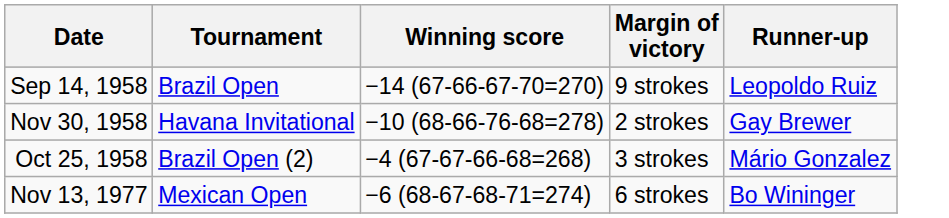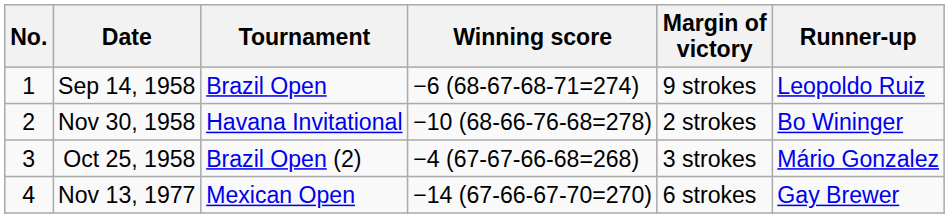+ column: (29, 36)
(485, 86) −14 (67-66-67-70=270) -> (526, 86) −6 (68-67-68-71=274)
(790, 122) Gay Brewer -> (840, 122) Bo Wininger
(478, 195) −6 (68-67-68-71=274) -> (533, 195) −14 (67-66-67-70=270)
(792, 195) Bo Wininger -> (838, 195) Gay Brewer
